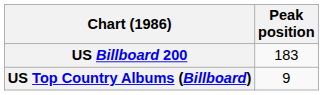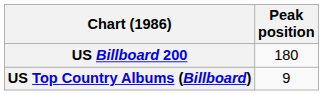(286, 55) 183 -> (286, 55) 180
